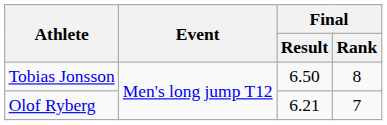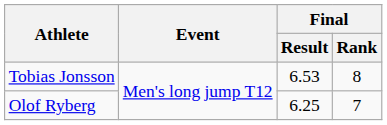(305, 76) 6.50 -> (305, 76) 6.53
(305, 105) 6.21 -> (305, 105) 6.25
